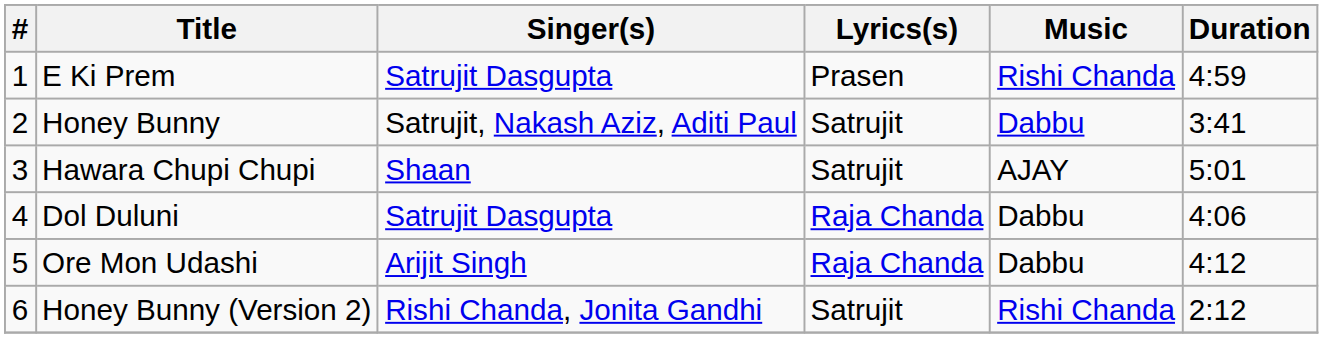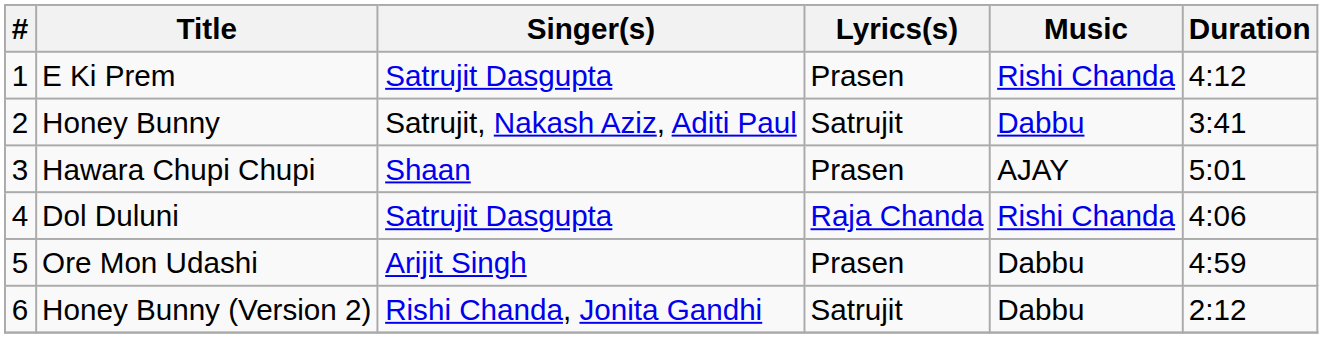(1218, 76) 4:59 -> (1218, 76) 4:12
(857, 169) Satrujit -> (857, 169) Prasen
(1041, 216) Dabbu -> (1086, 216) Rishi Chanda
(897, 263) Raja Chanda -> (857, 263) Prasen
(1218, 263) 4:12 -> (1218, 263) 4:59
(1086, 310) Rishi Chanda -> (1041, 310) Dabbu
